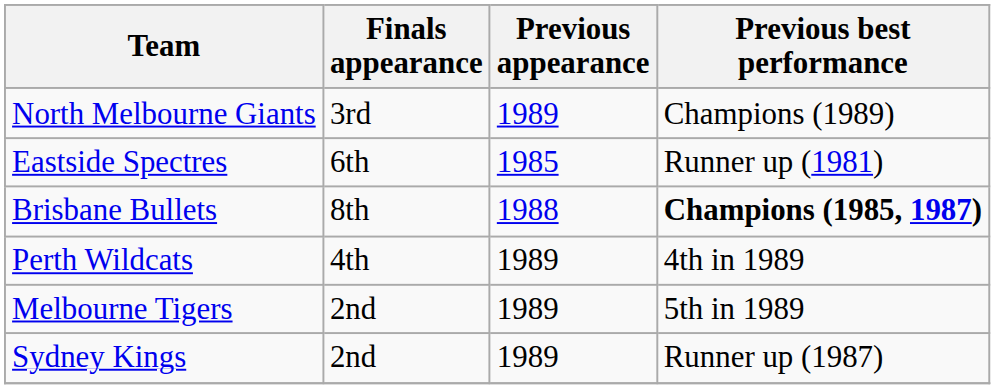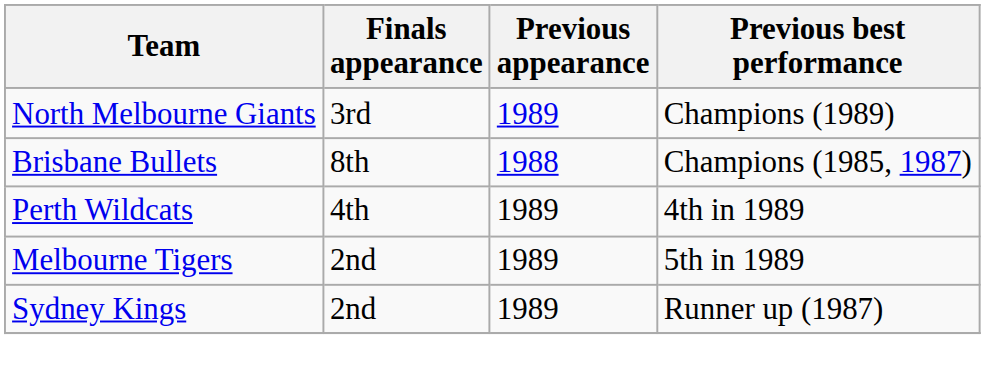- row: (120, 161)
(823, 210) bold -> (818, 161) normal
